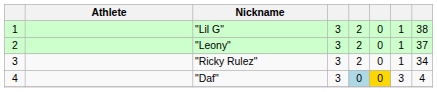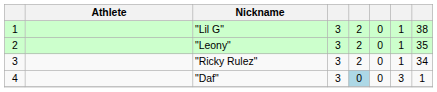(422, 45) 37 -> (422, 45) 35
(380, 78) gold background -> (380, 78) no background
(422, 78) 4 -> (422, 78) 1
